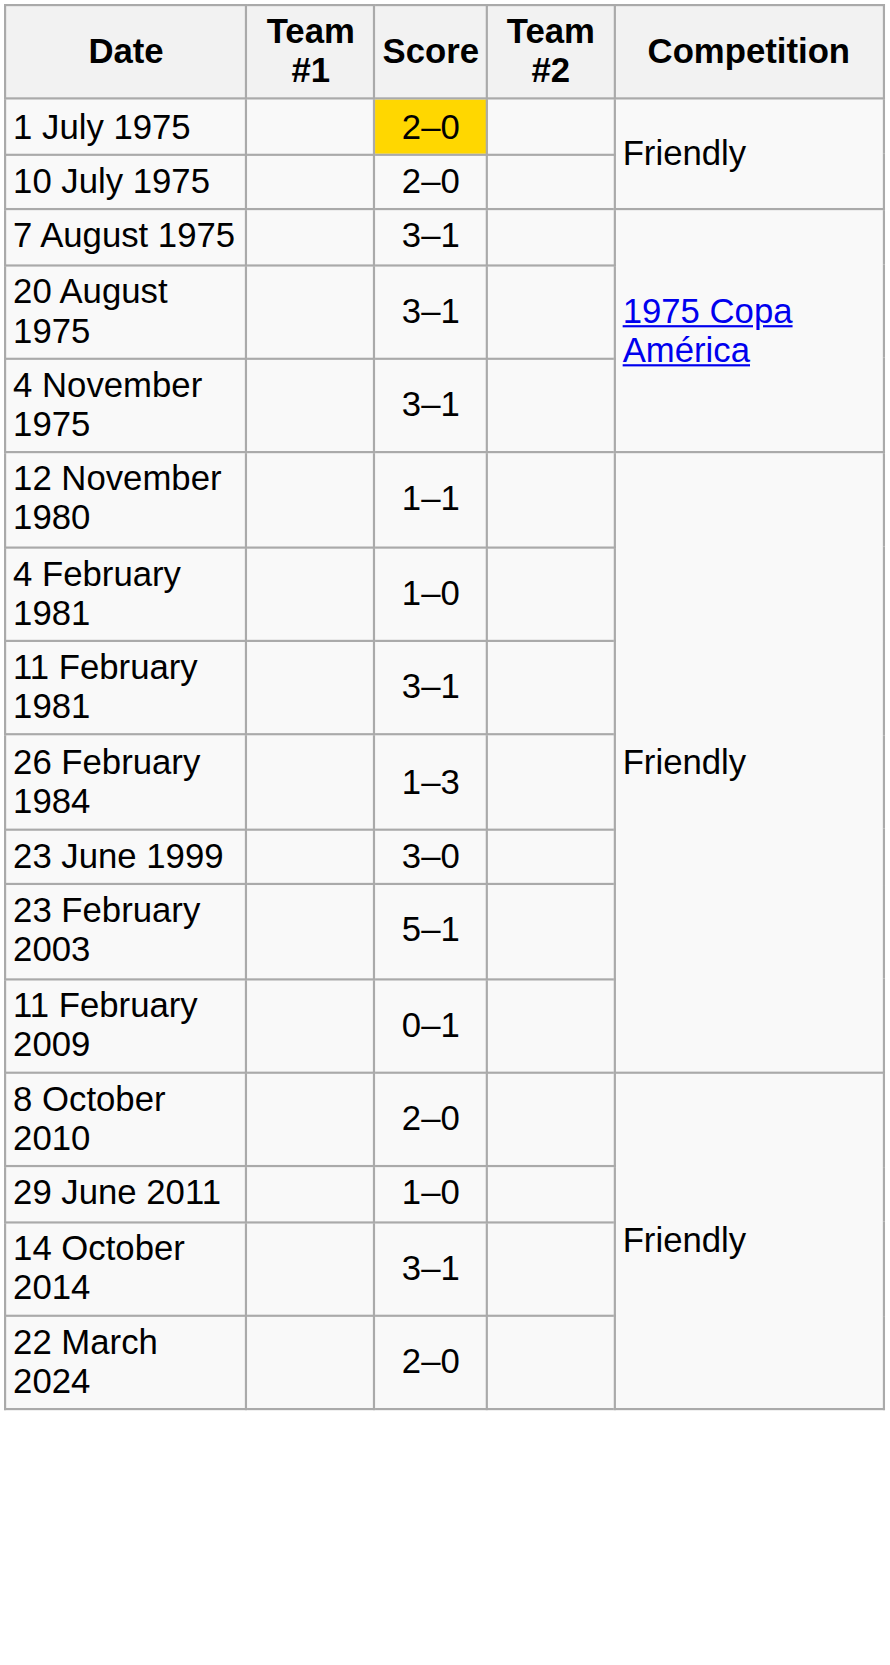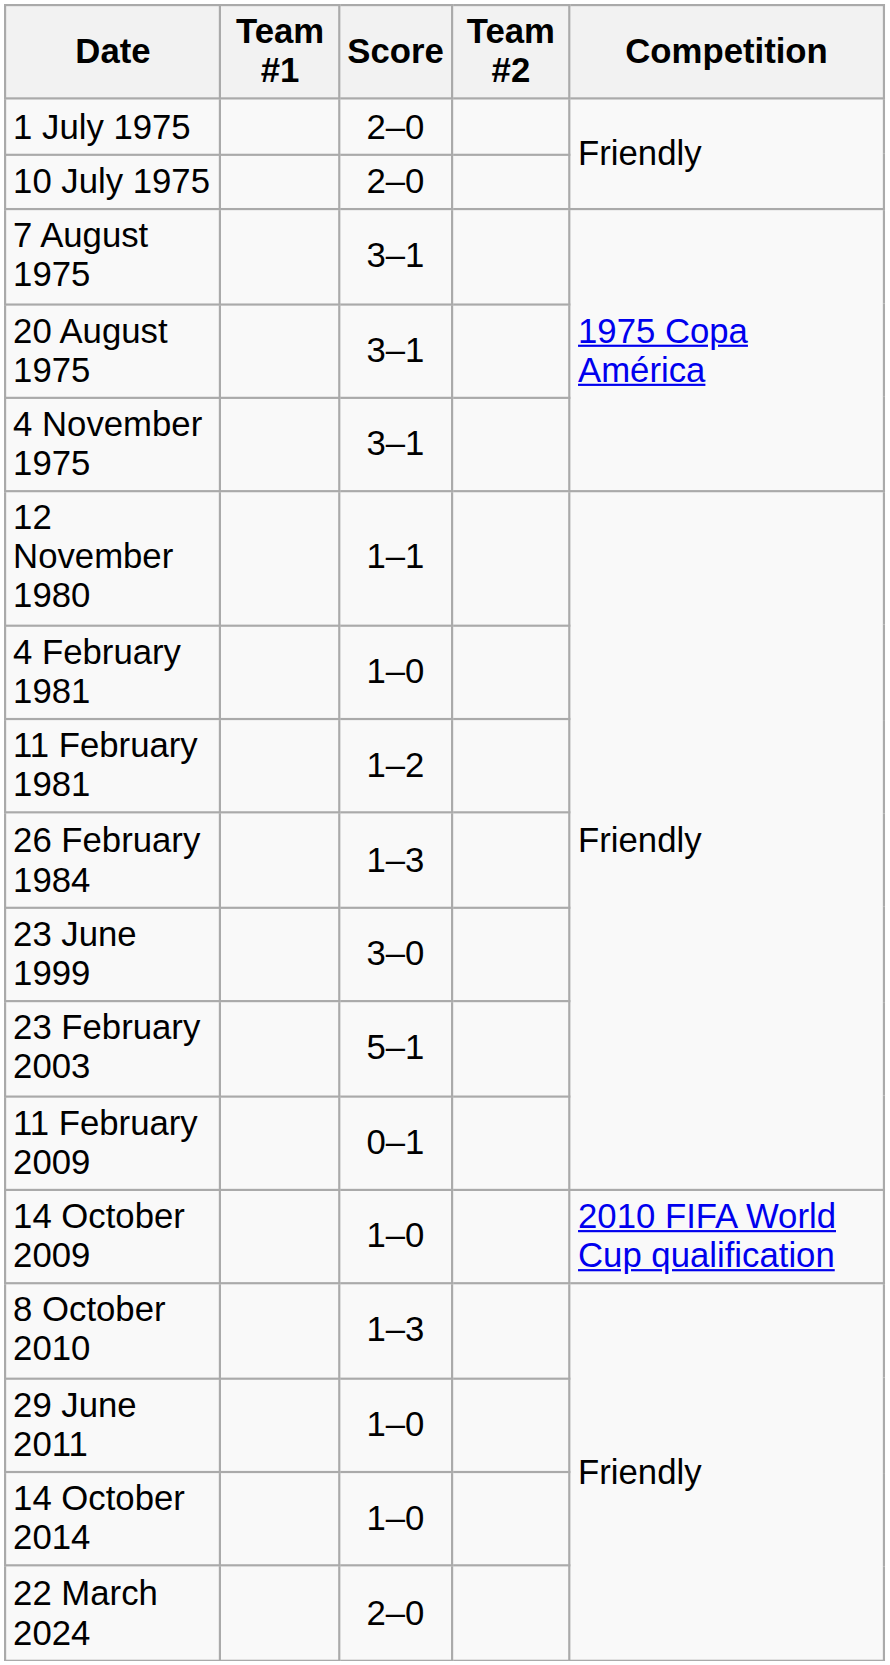(431, 126) gold background -> (395, 126) no background
(431, 687) 3–1 -> (395, 765) 1–2
+ row: (99, 1236)
(431, 1118) 2–0 -> (395, 1330) 1–3
(431, 1268) 3–1 -> (395, 1518) 1–0
